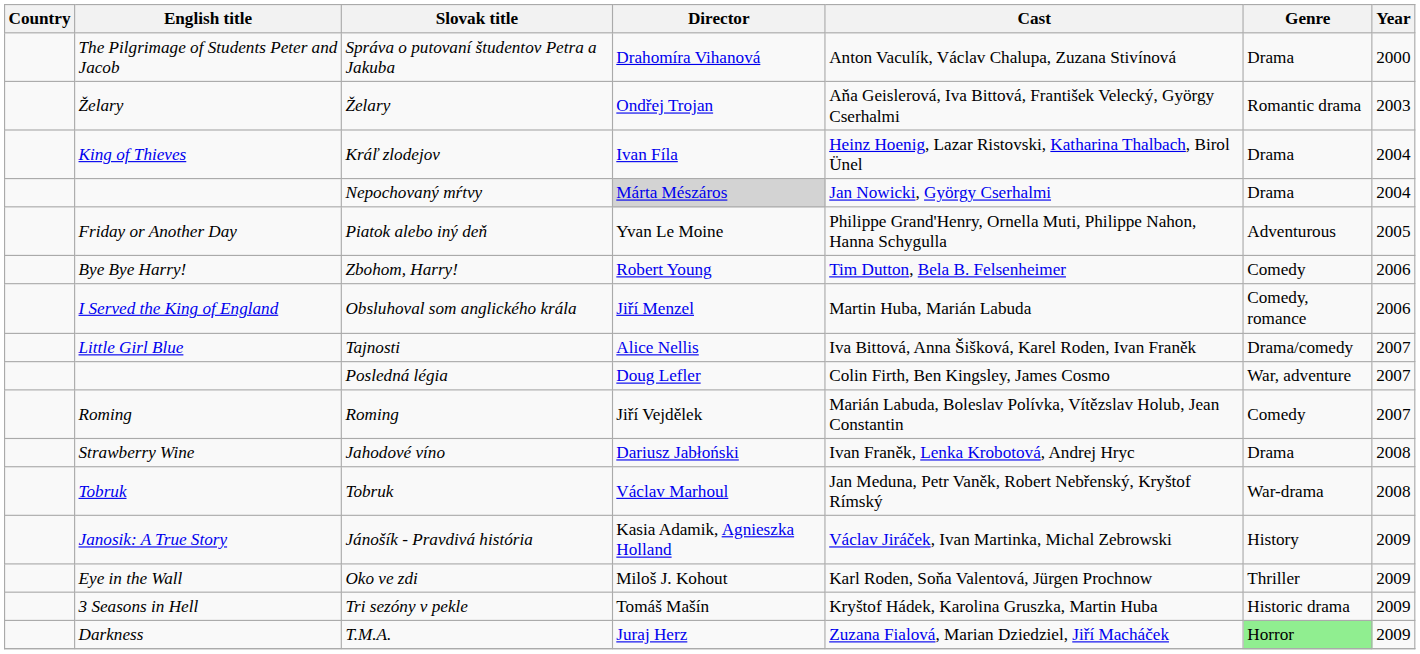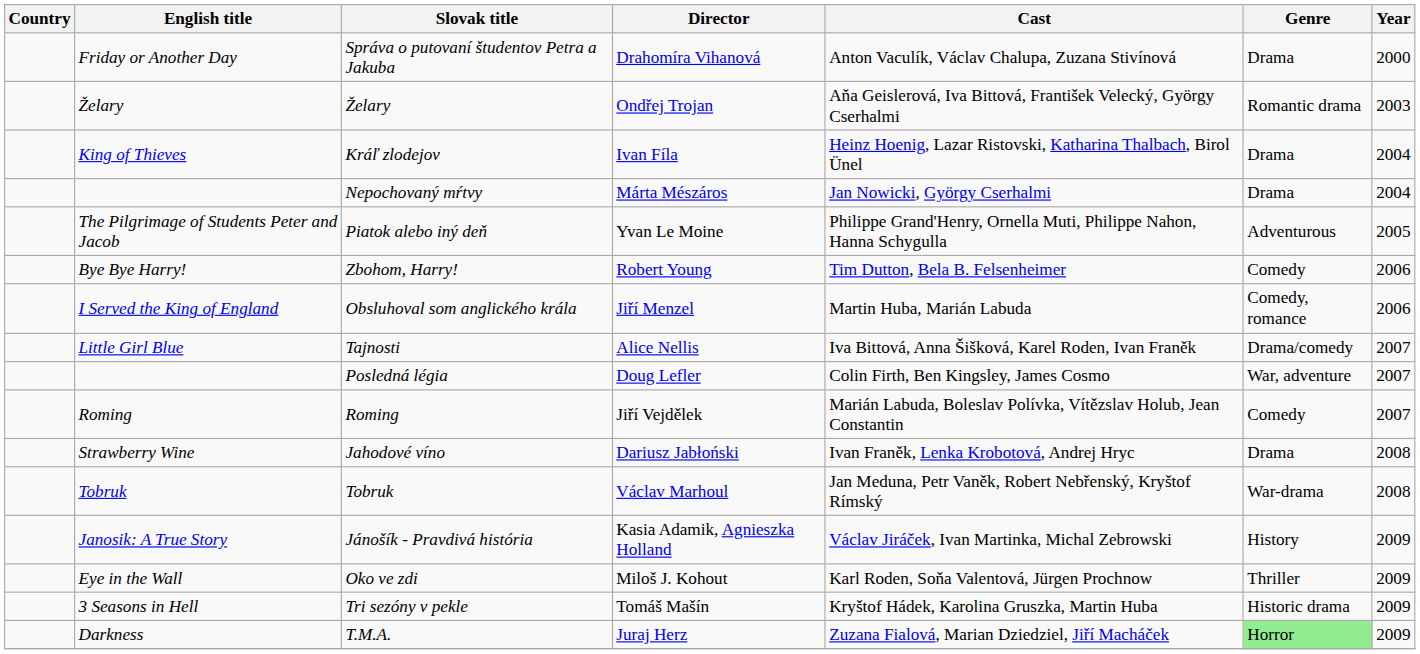(208, 57) The Pilgrimage of Students Peter and Jacob -> (158, 57) Friday or Another Day
(672, 193) lightgrey background -> (672, 193) no background
(158, 231) Friday or Another Day -> (208, 231) The Pilgrimage of Students Peter and Jacob
